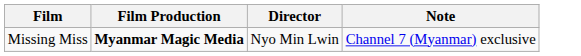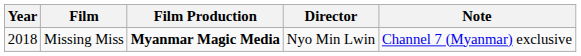+ column: (23, 16)
